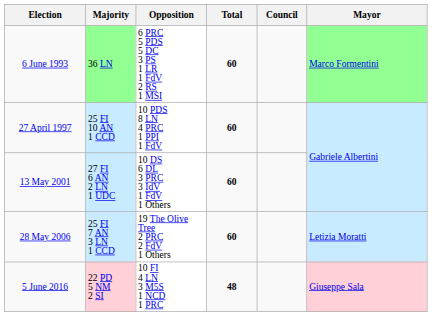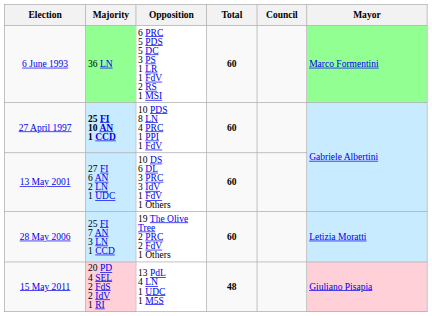(101, 127) normal -> (102, 127) bold
+ row: (45, 286)
- row: (45, 286)
